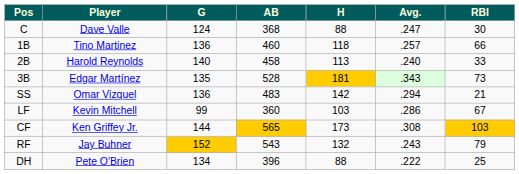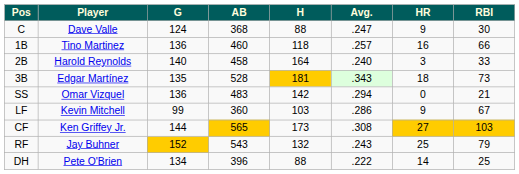+ column: (423, 12)
(341, 62) 113 -> (300, 62) 164
